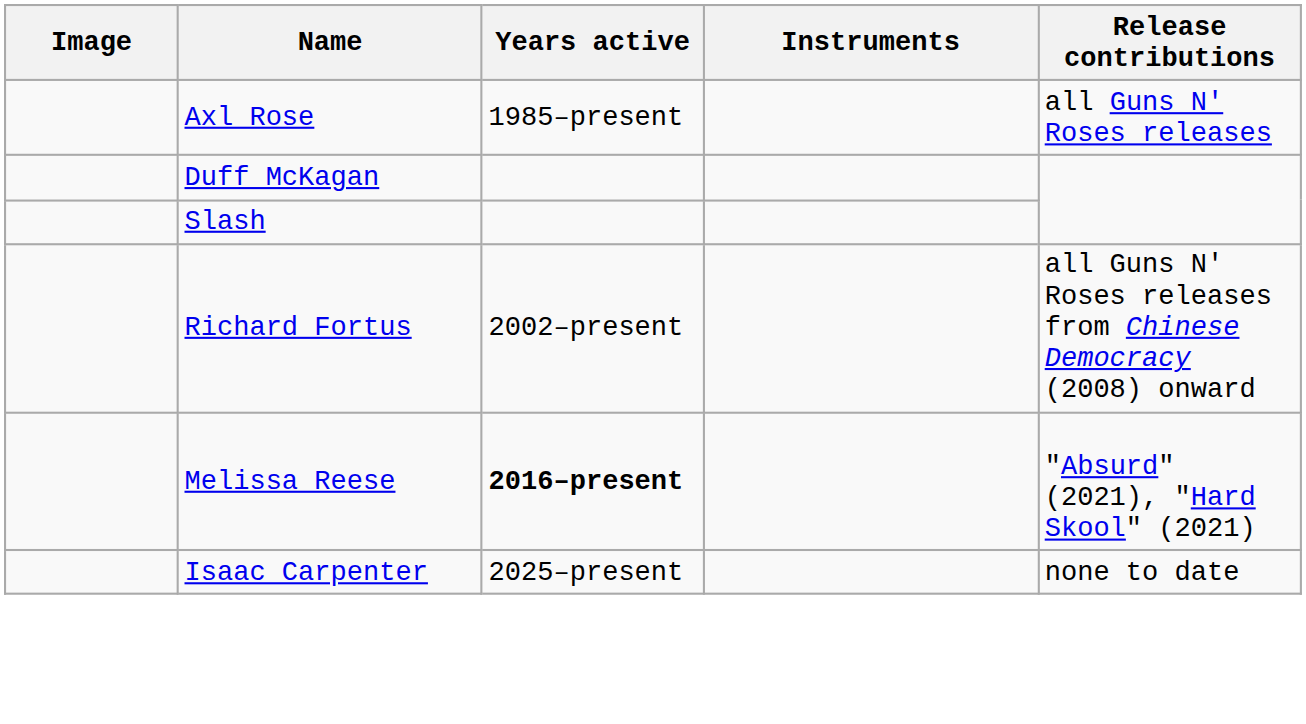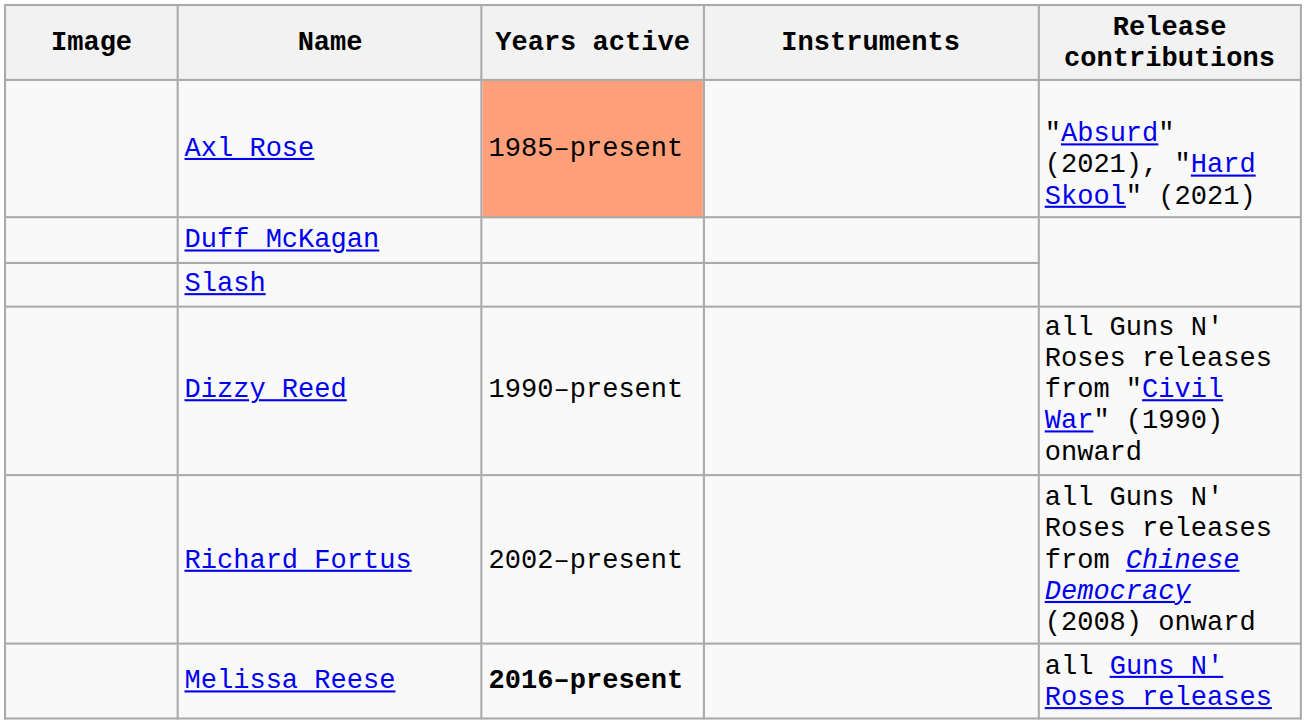(586, 118) no background -> (586, 149) lightsalmon background
(1158, 118) all Guns N' Roses releases -> (1150, 165) "Absurd" (2021), "Hard Skool" (2021)
+ row: (266, 391)
(1150, 497) "Absurd" (2021), "Hard Skool" (2021) -> (1158, 681) all Guns N' Roses releases
- row: (306, 572)
